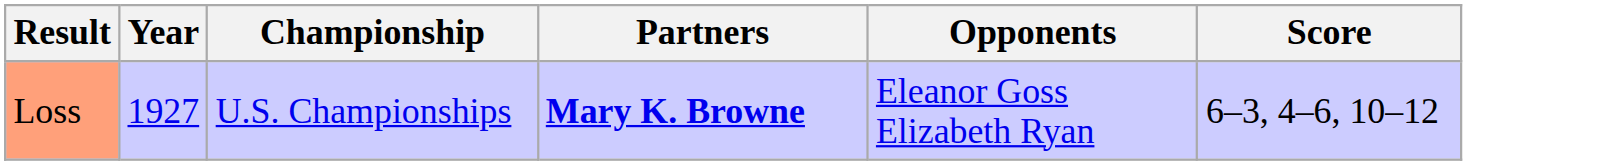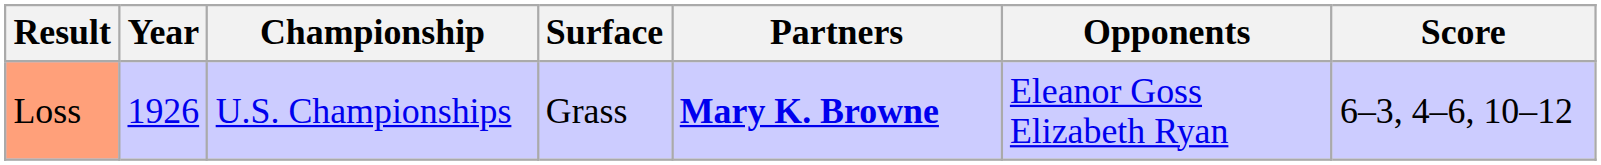+ column: (605, 32)
(163, 109) 1927 -> (163, 109) 1926
